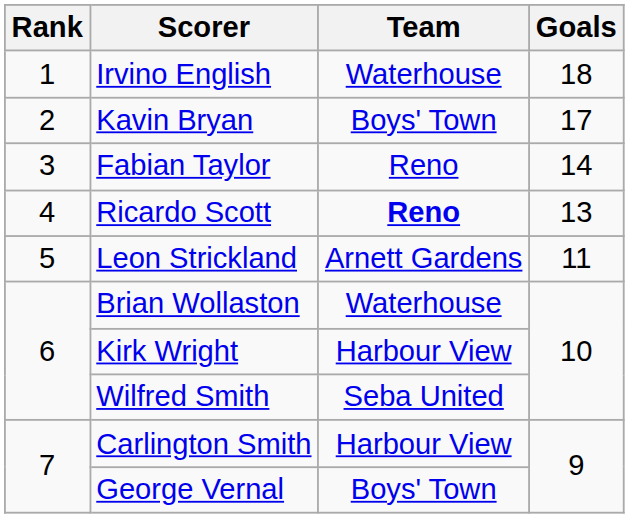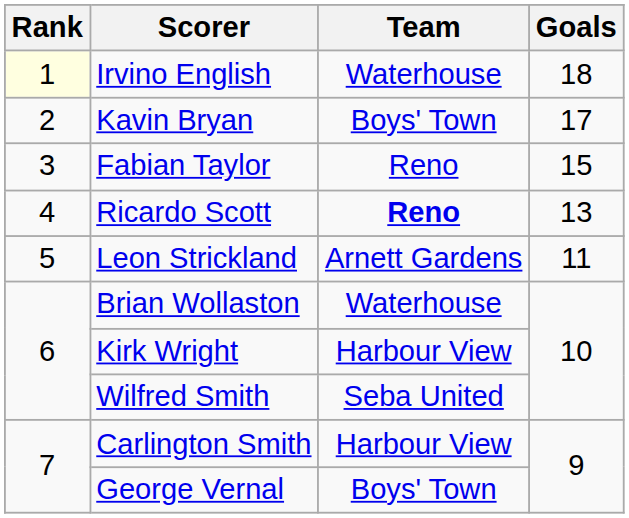(47, 73) no background -> (47, 73) lightyellow background
(576, 166) 14 -> (576, 166) 15
